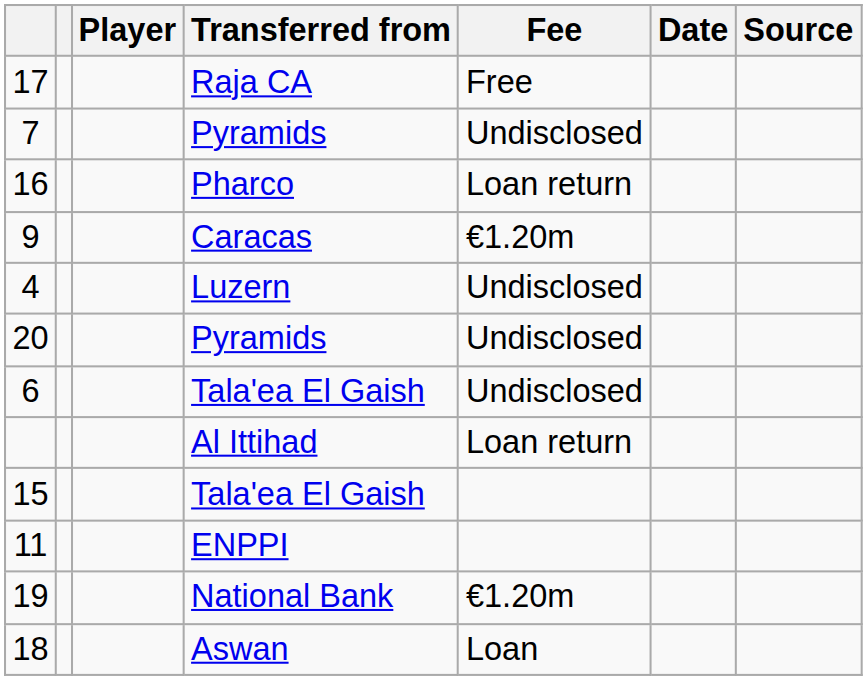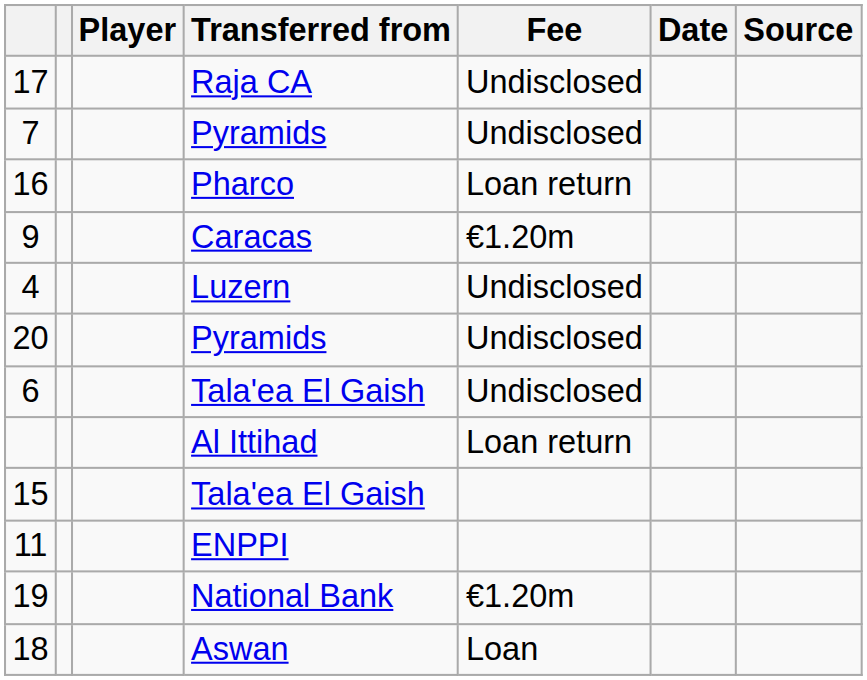(499, 81) Free -> (554, 81) Undisclosed
